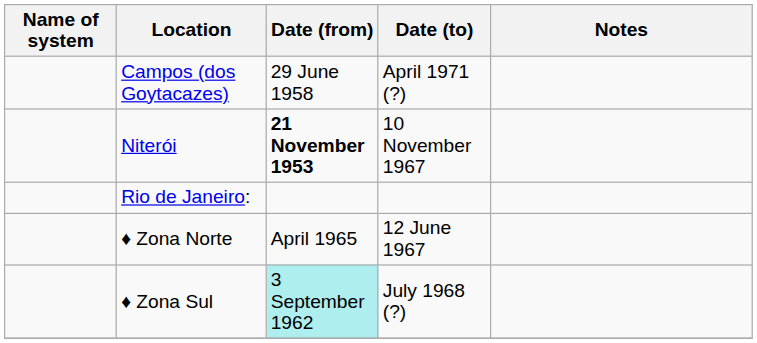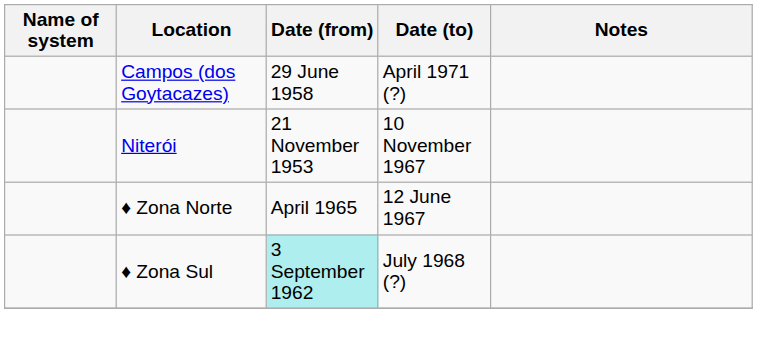(318, 145) bold -> (315, 145) normal
- row: (186, 197)
